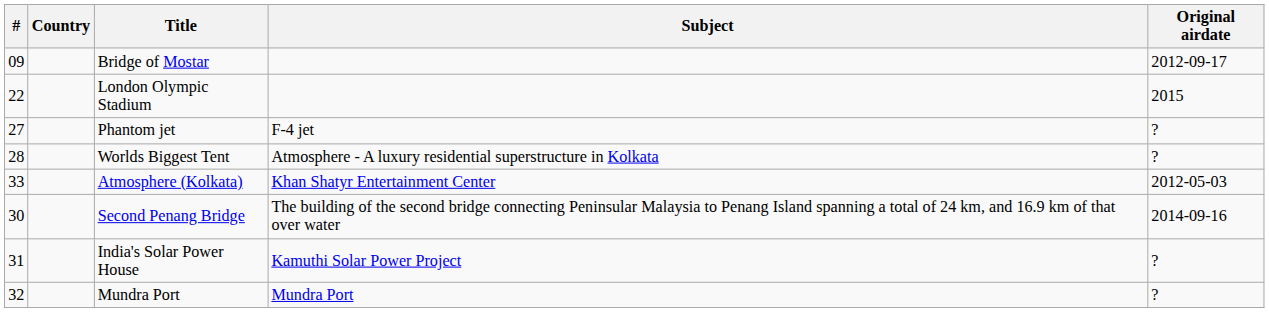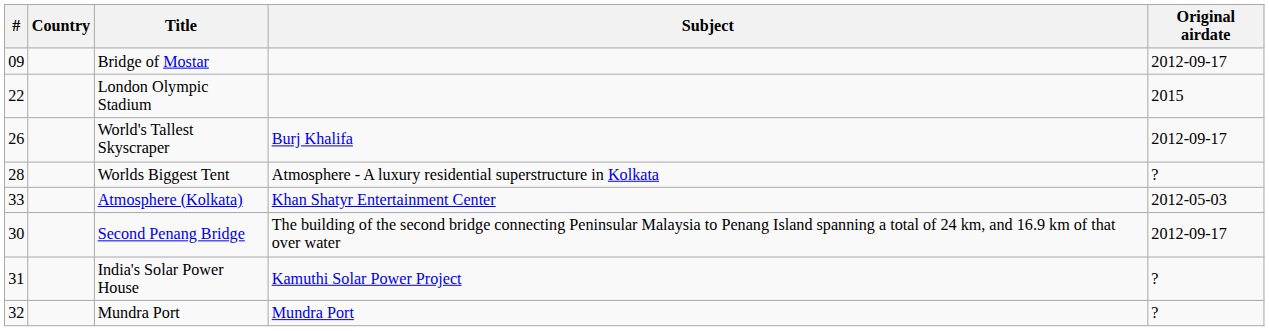+ row: (146, 139)
- row: (136, 130)
(1189, 216) 2014-09-16 -> (1189, 234) 2012-09-17
